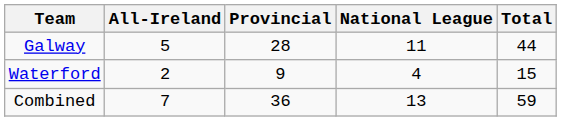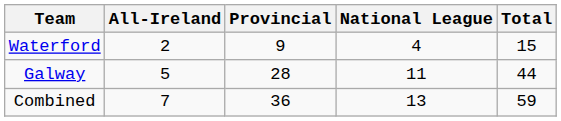rows swapped: (55, 46) <-> (55, 74)
